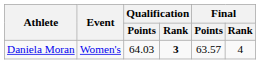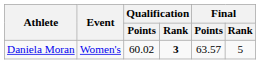(142, 50) 64.03 -> (142, 50) 60.02
(240, 50) 4 -> (240, 50) 5
